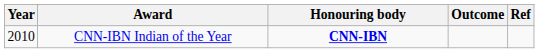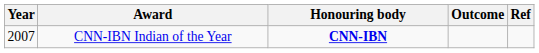(21, 36) 2010 -> (21, 36) 2007
